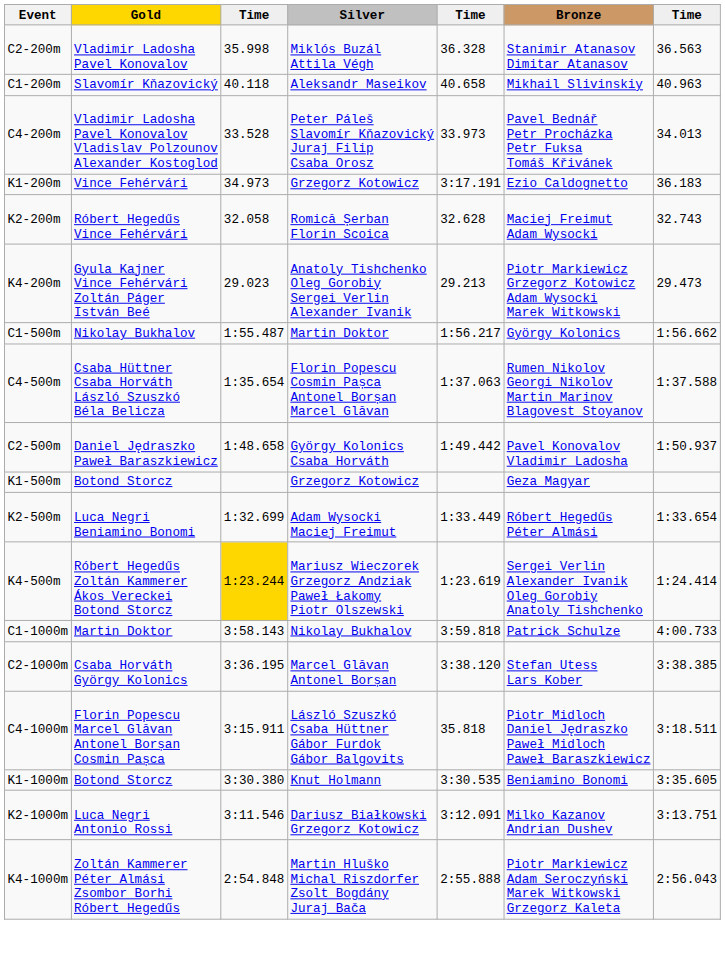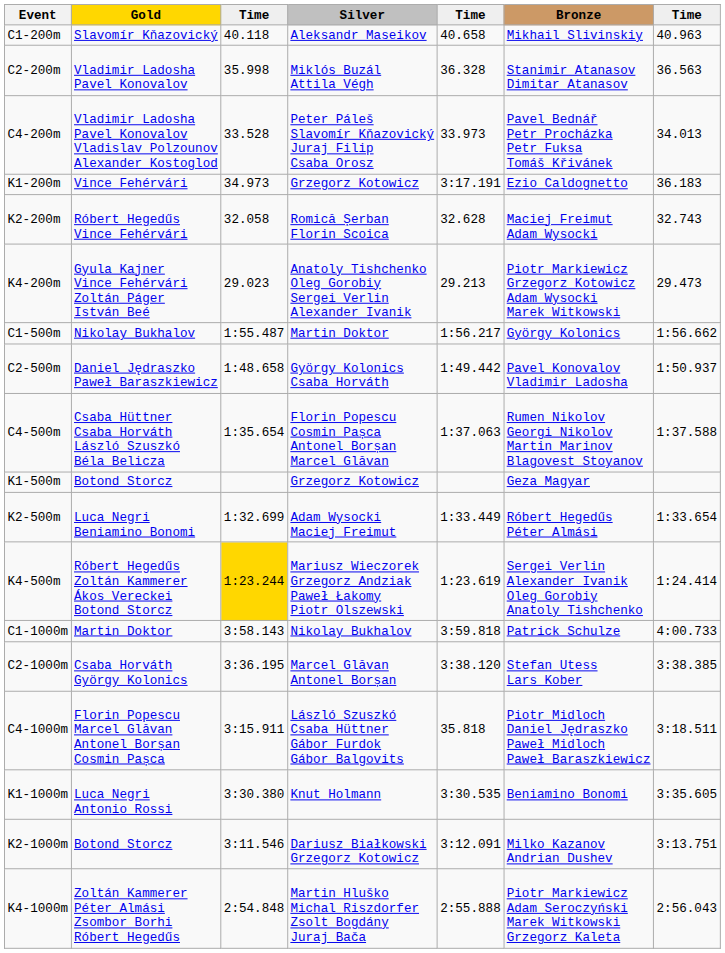rows swapped: (34, 85) <-> (34, 50)
rows swapped: (34, 447) <-> (34, 383)
(123, 780) Botond Storcz -> (123, 802) Luca Negri Antonio Rossi
(123, 822) Luca Negri Antonio Rossi -> (123, 844) Botond Storcz
